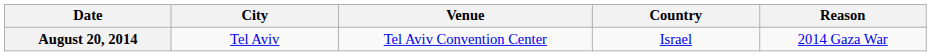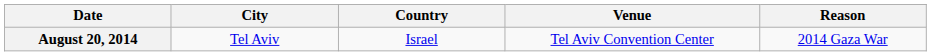columns swapped: (676, 16) <-> (465, 16)
